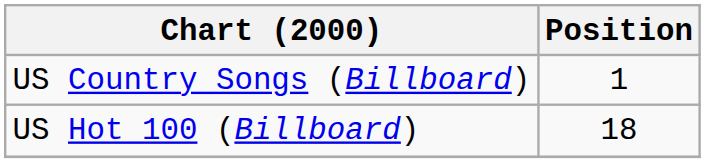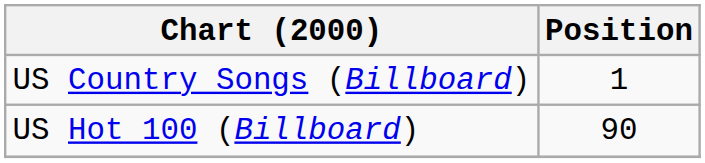(619, 131) 18 -> (619, 131) 90
